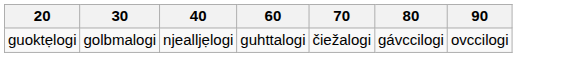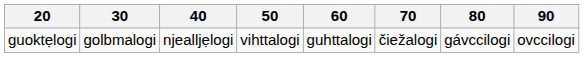+ column: (270, 16)
